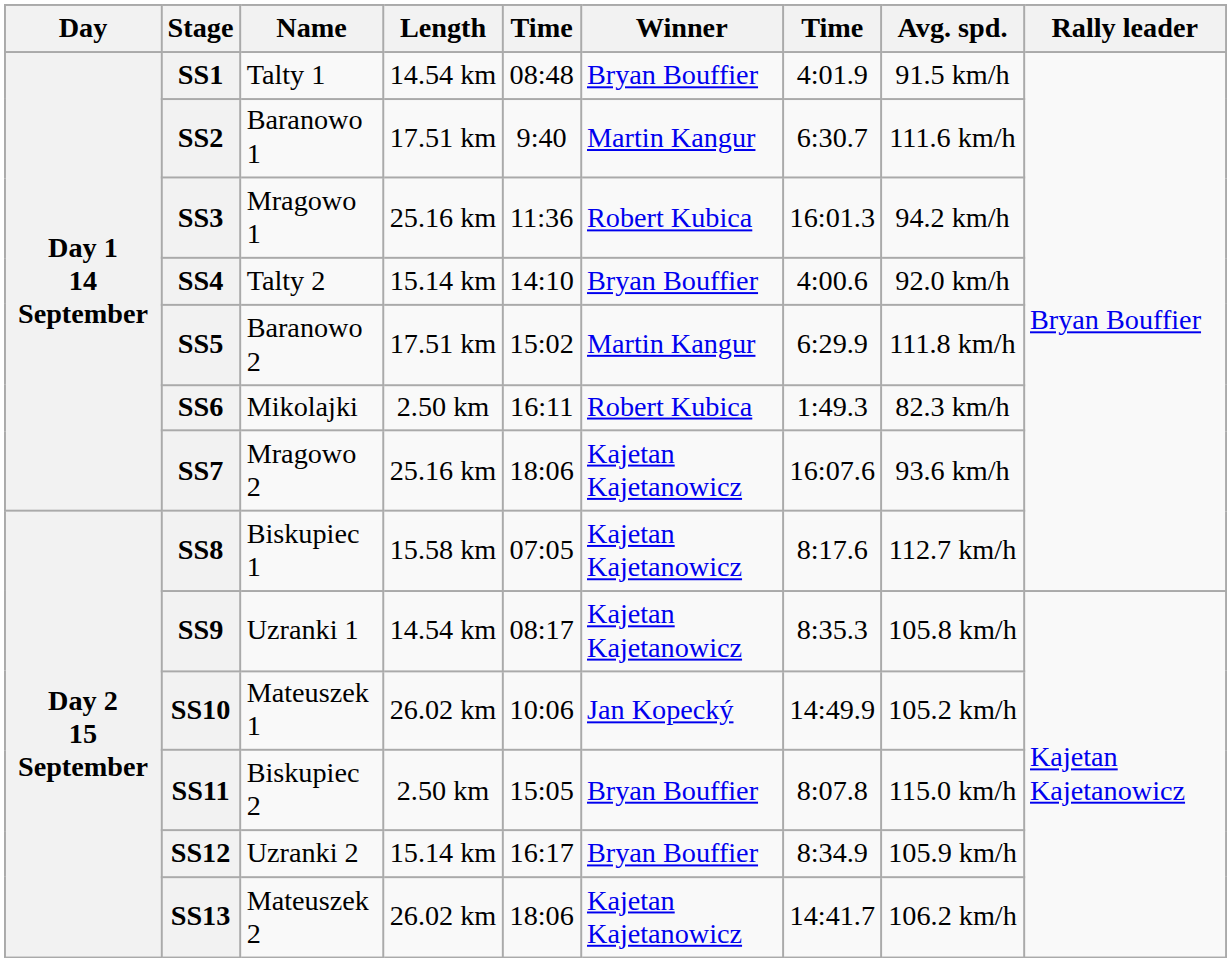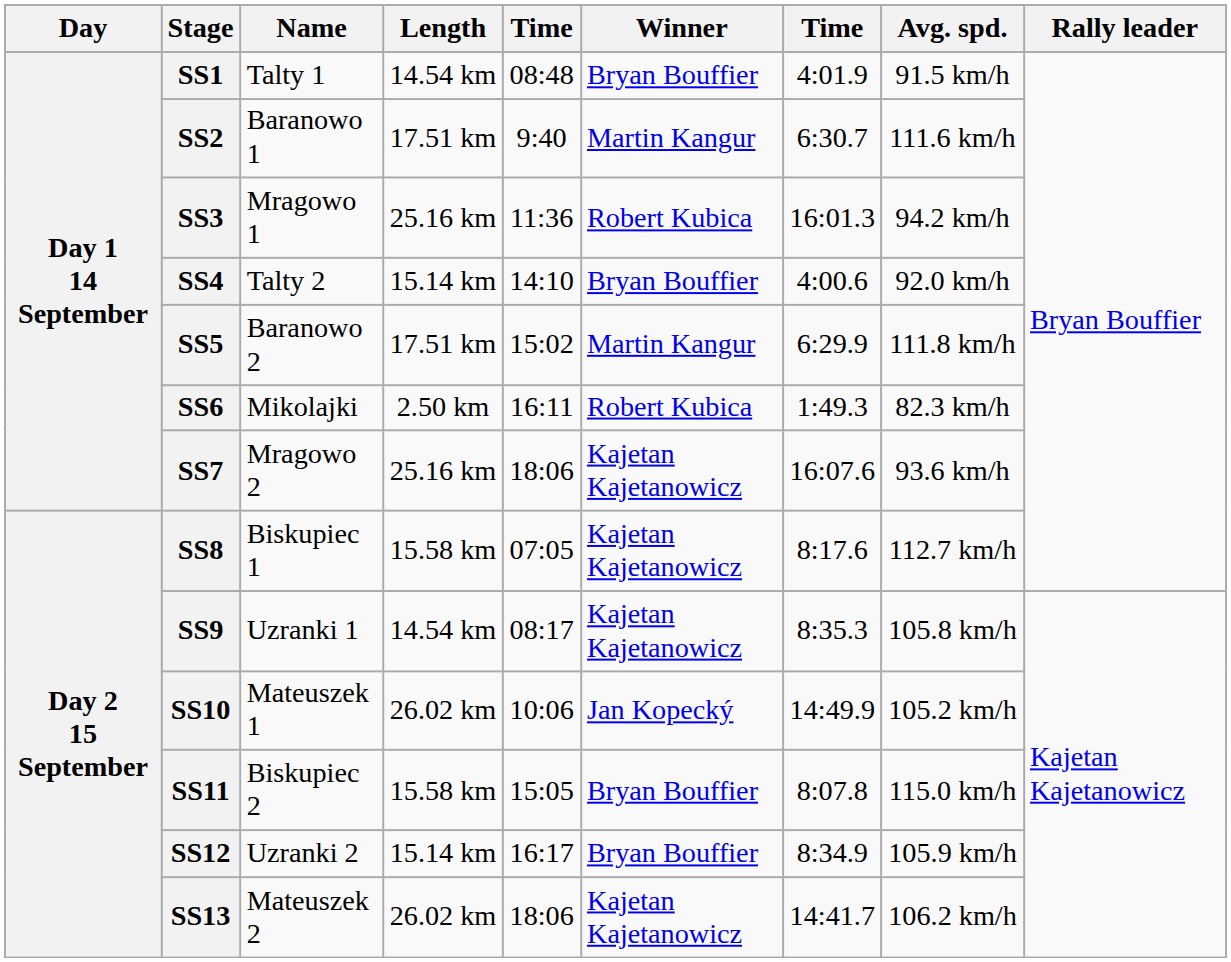(443, 790) 2.50 km -> (443, 790) 15.58 km
